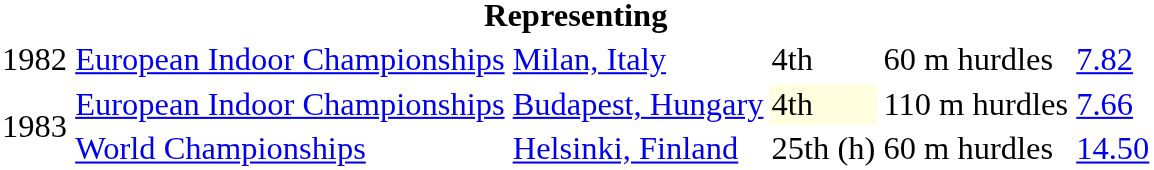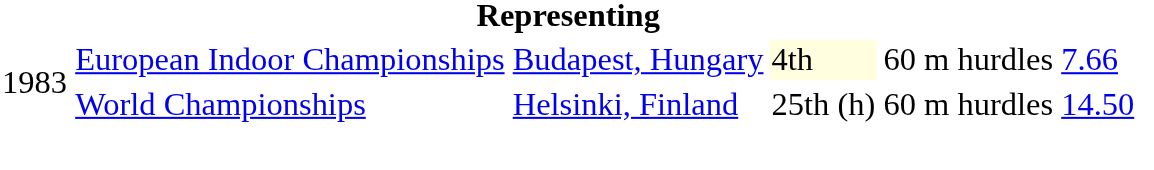- row: (589, 59)
(976, 104) 110 m hurdles -> (968, 59) 60 m hurdles
